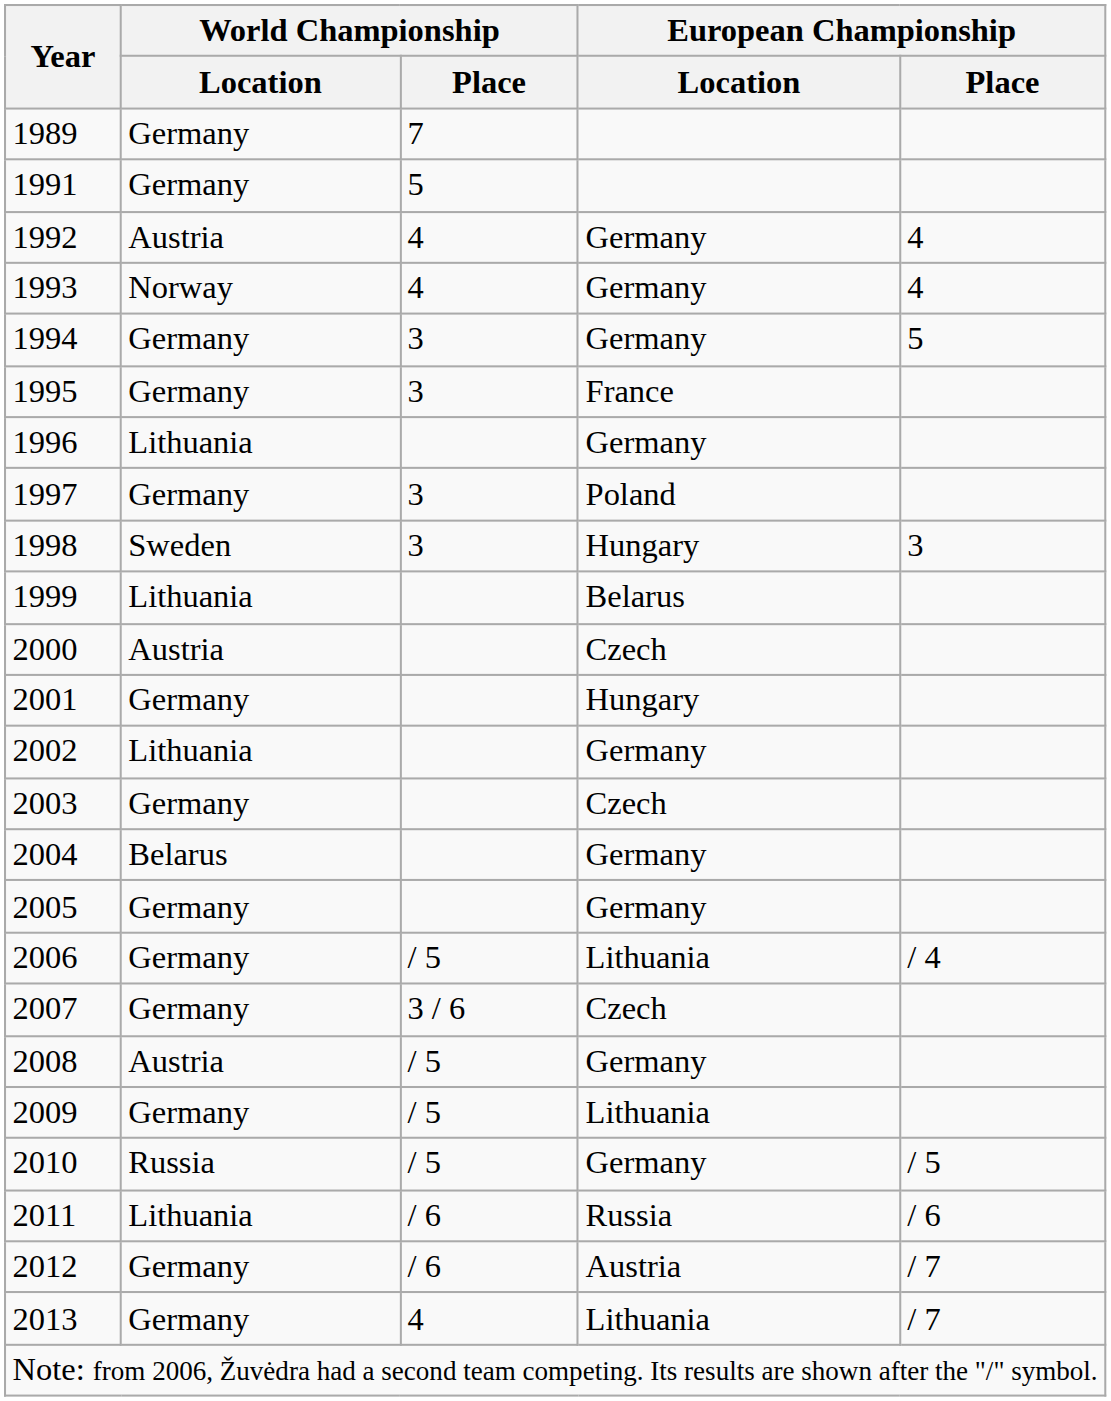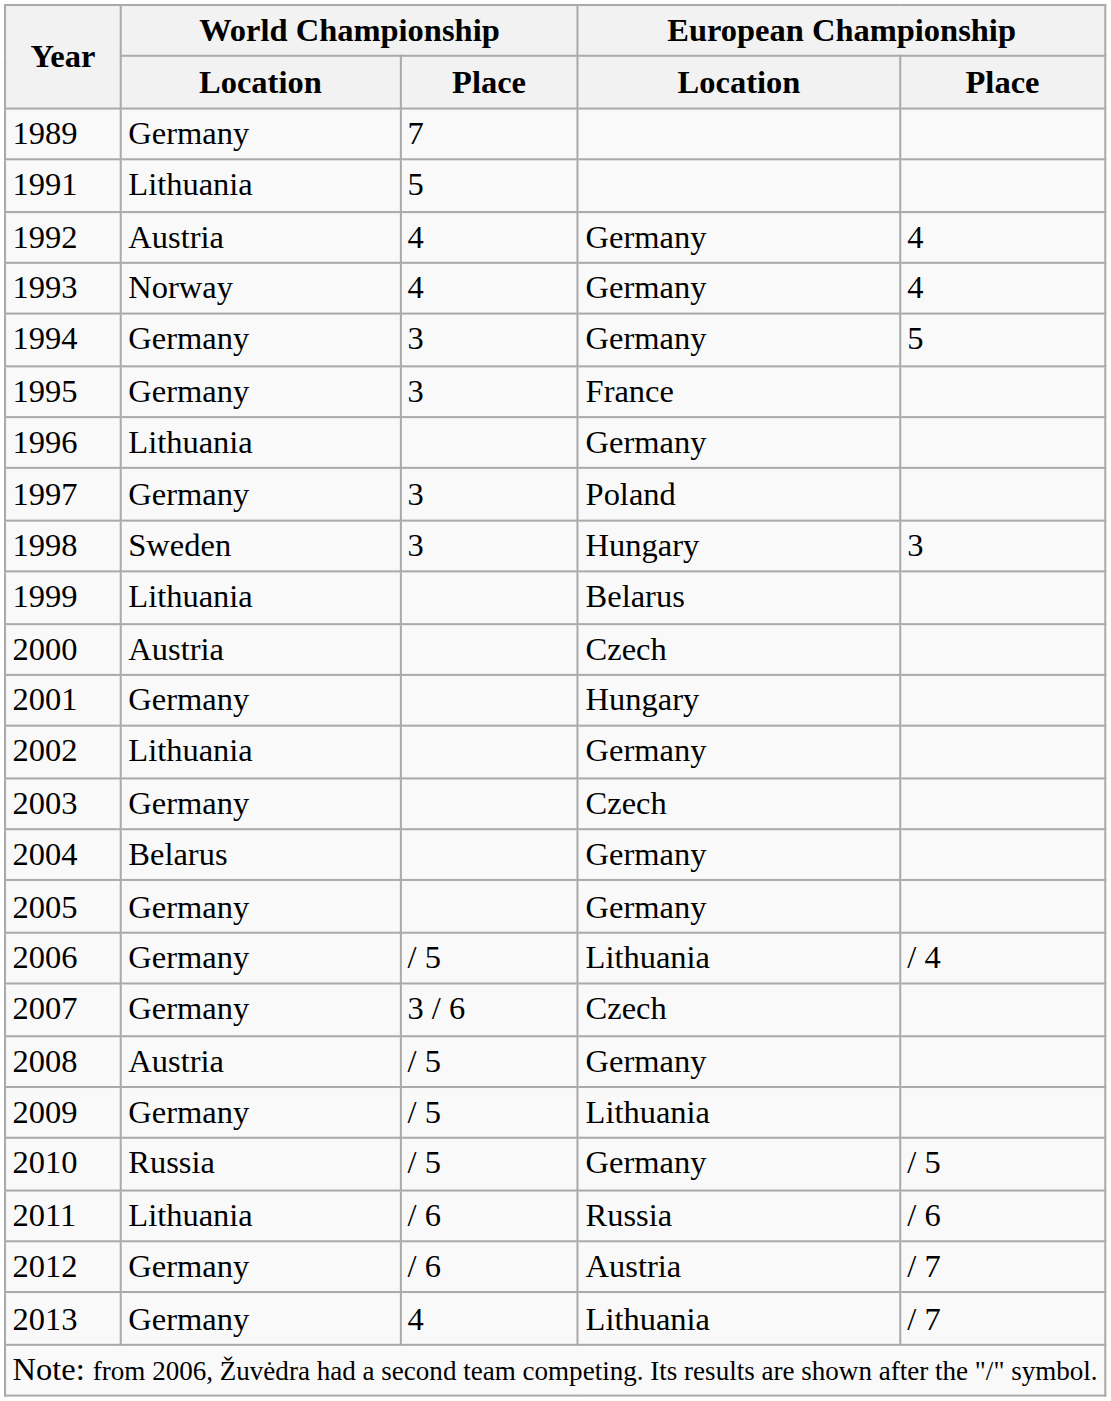(189, 184) Germany -> (191, 184) Lithuania
